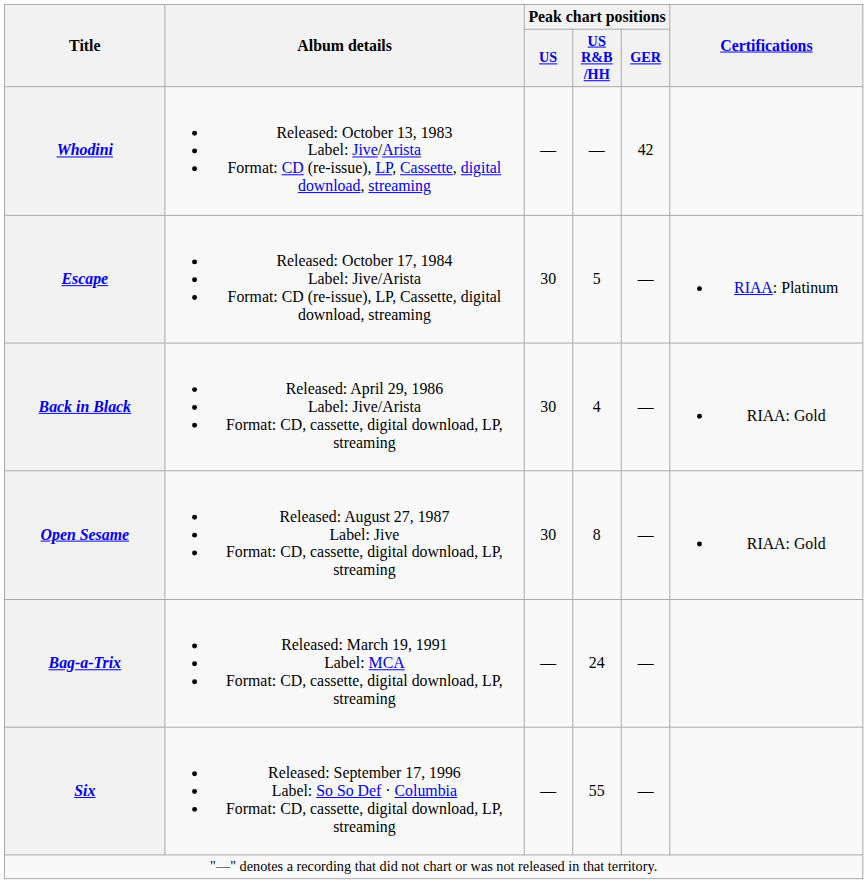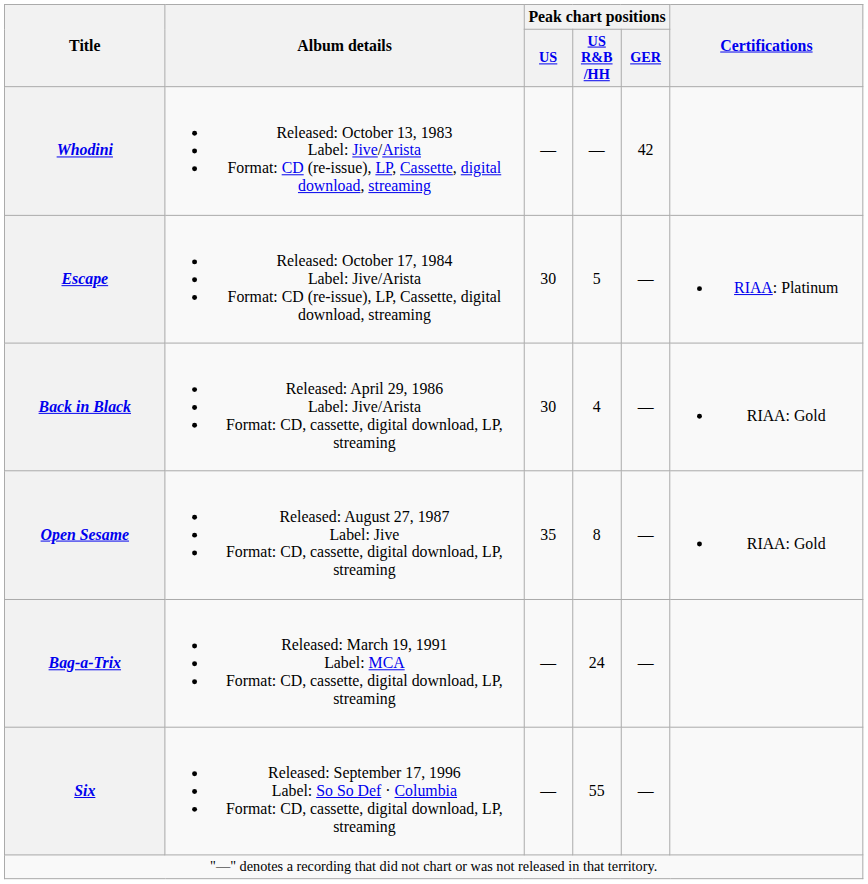(548, 535) 30 -> (548, 535) 35
